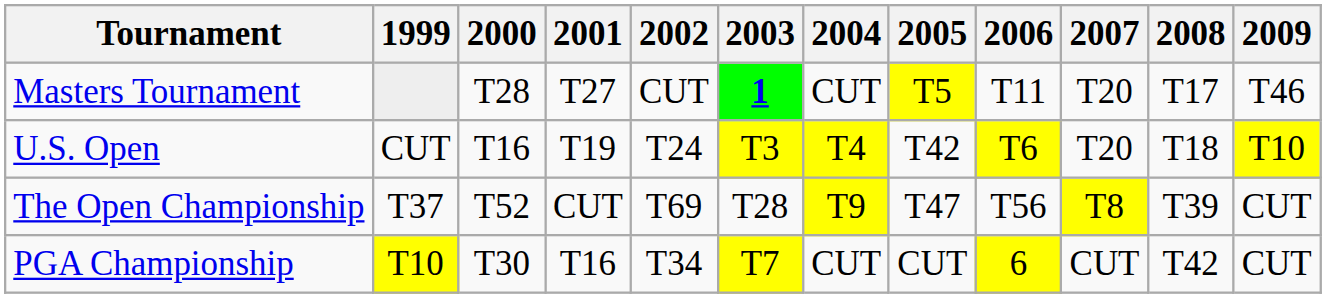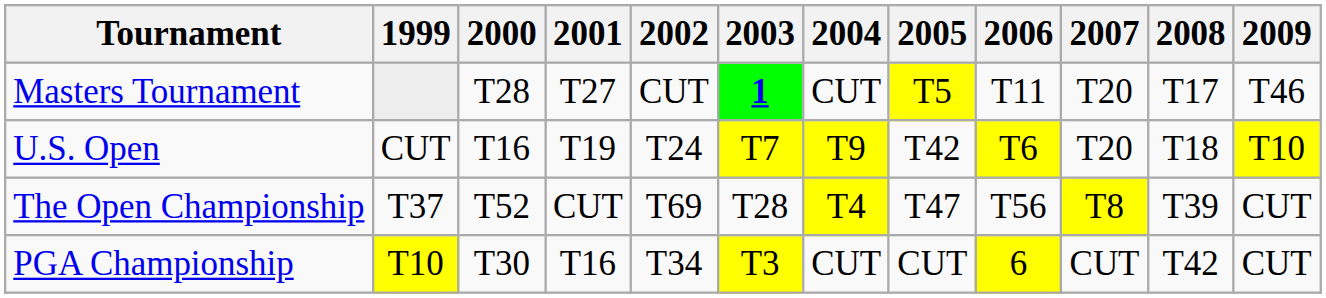(760, 148) T3 -> (760, 148) T7
(846, 148) T4 -> (846, 148) T9
(846, 206) T9 -> (846, 206) T4
(760, 264) T7 -> (760, 264) T3
